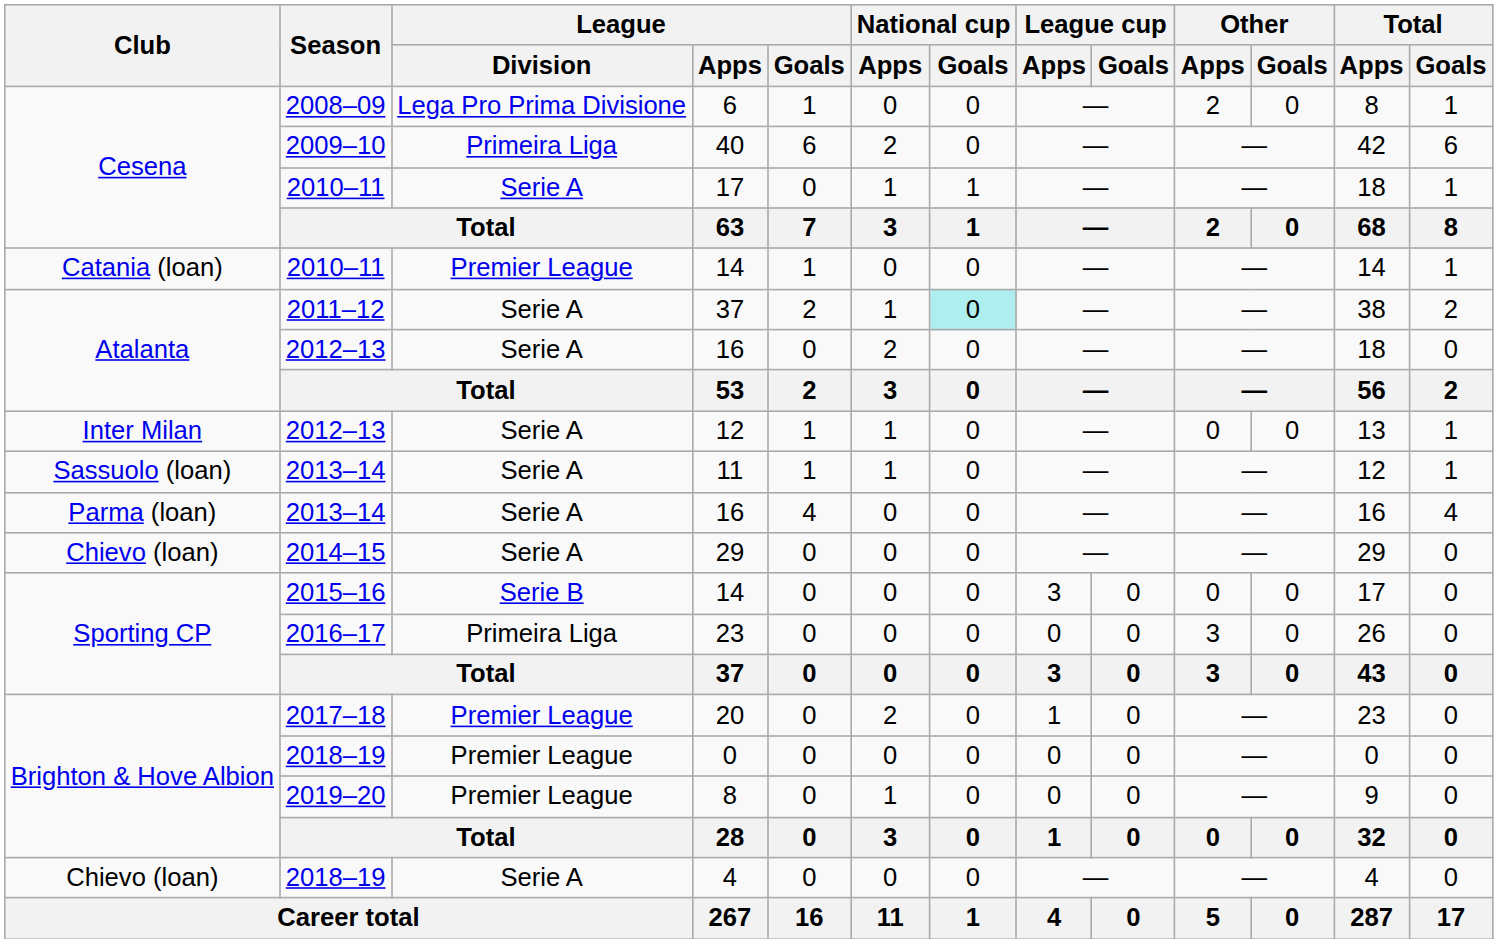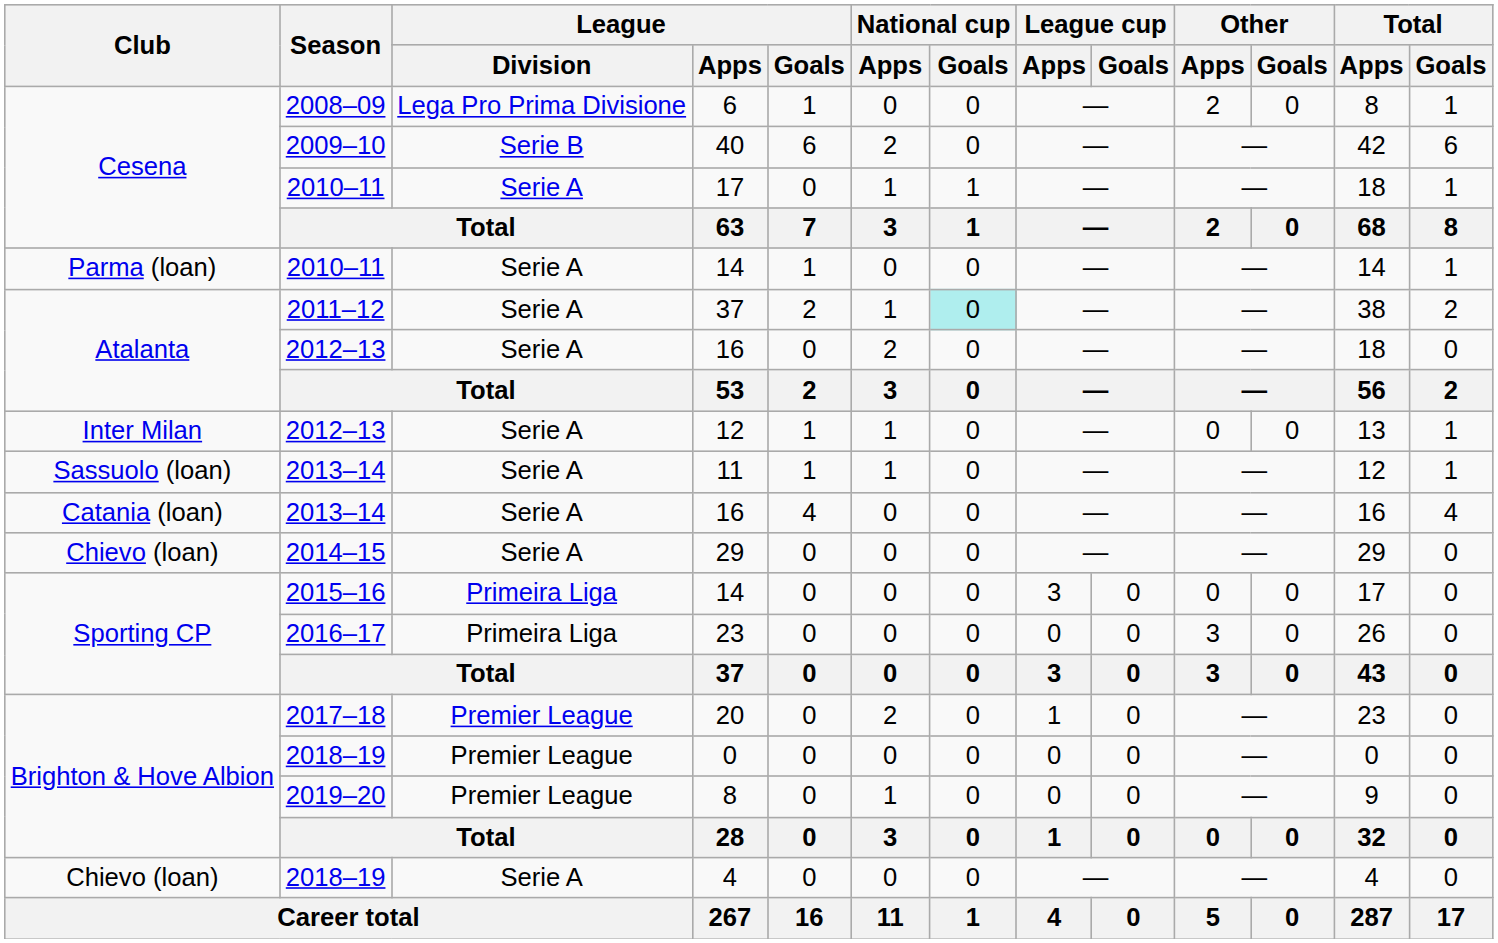(542, 146) Primeira Liga -> (542, 146) Serie B
(142, 268) Catania (loan) -> (142, 268) Parma (loan)
(542, 268) Premier League -> (542, 268) Serie A
(142, 512) Parma (loan) -> (142, 512) Catania (loan)
(542, 593) Serie B -> (542, 593) Primeira Liga
